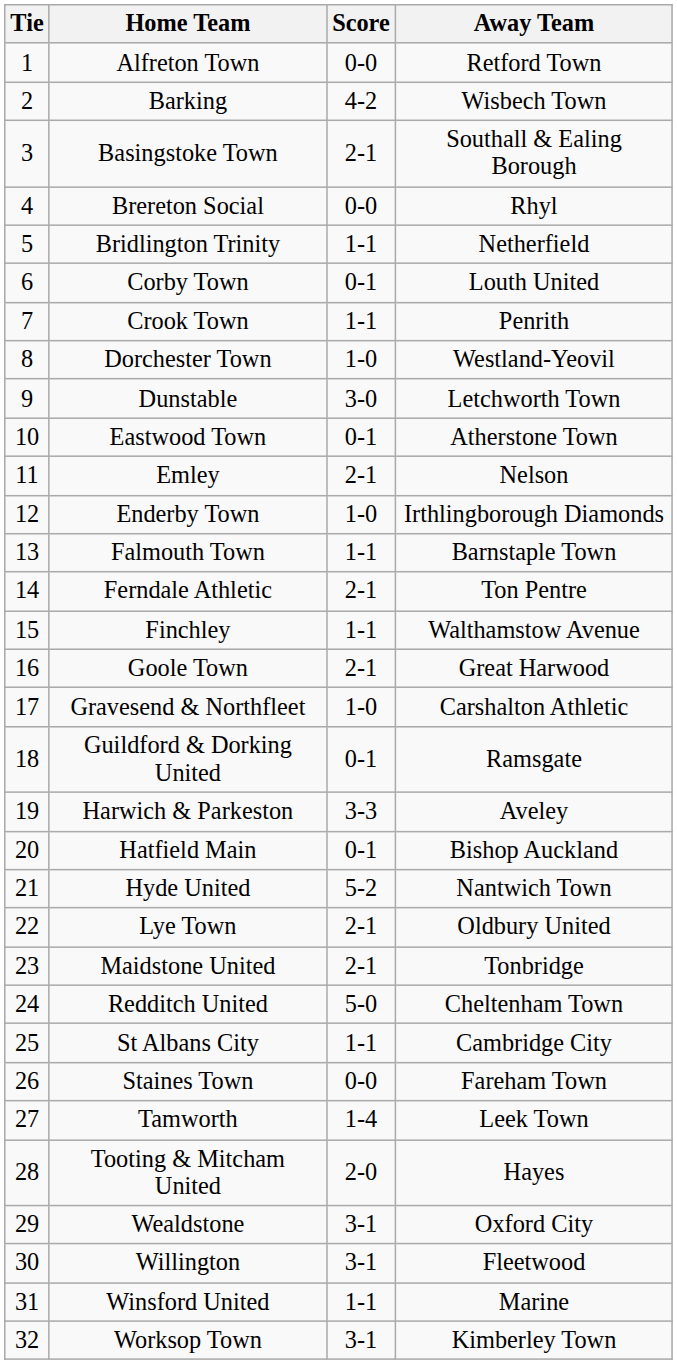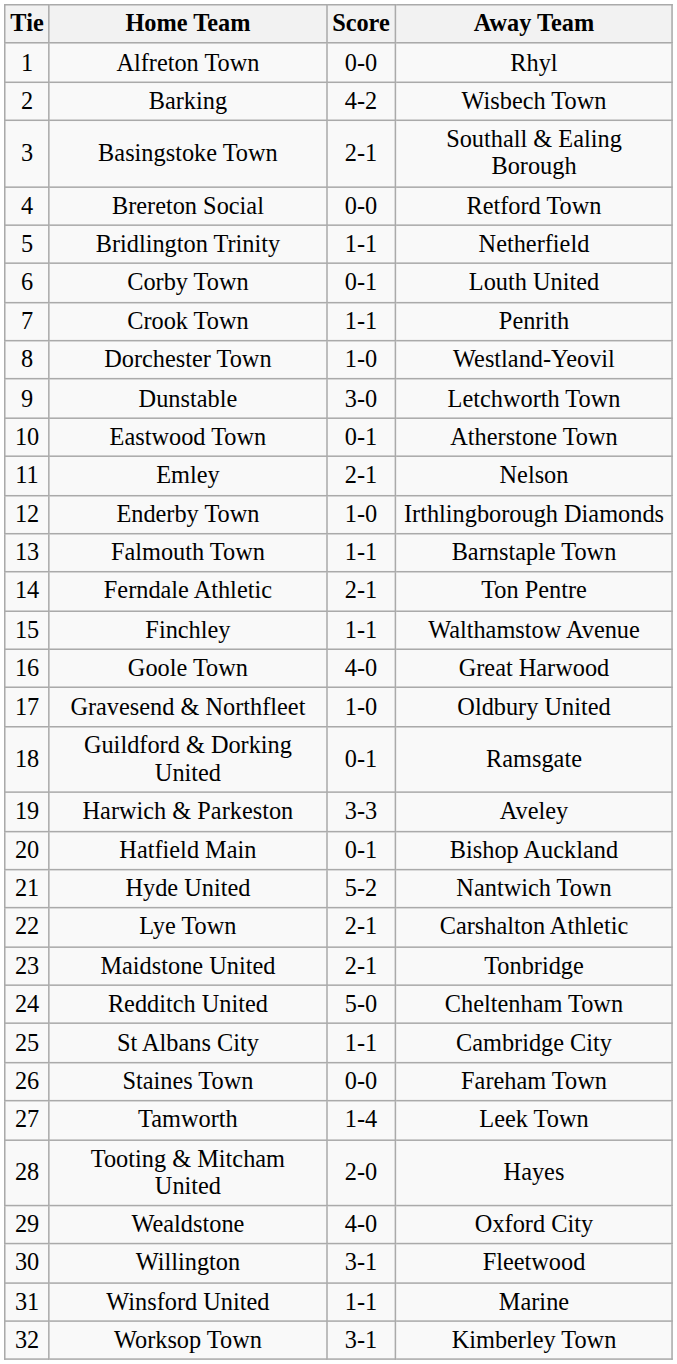(534, 62) Retford Town -> (534, 62) Rhyl
(534, 205) Rhyl -> (534, 205) Retford Town
(361, 668) 2-1 -> (361, 668) 4-0
(534, 706) Carshalton Athletic -> (534, 706) Oldbury United
(534, 927) Oldbury United -> (534, 927) Carshalton Athletic
(361, 1224) 3-1 -> (361, 1224) 4-0
